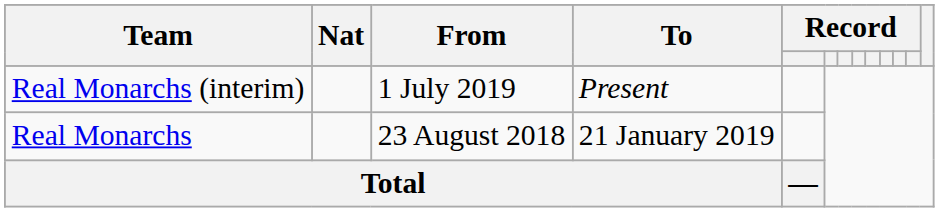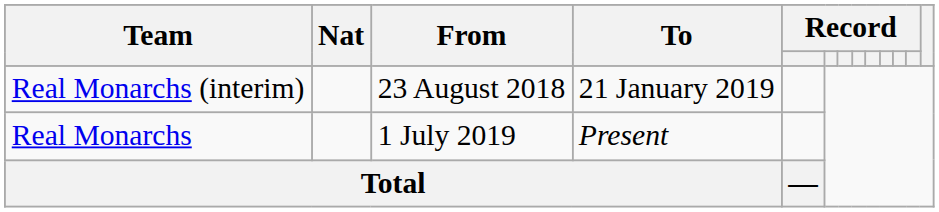(447, 88) 1 July 2019 -> (471, 88) 23 August 2018
(624, 88) Present -> (677, 88) 21 January 2019
(471, 135) 23 August 2018 -> (447, 135) 1 July 2019
(677, 135) 21 January 2019 -> (624, 135) Present
